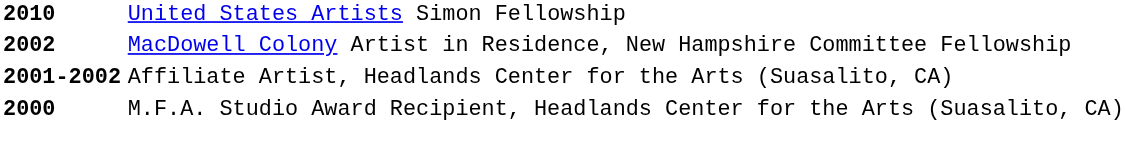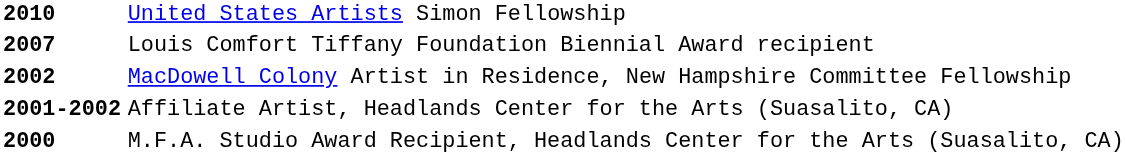+ row: (501, 46)
